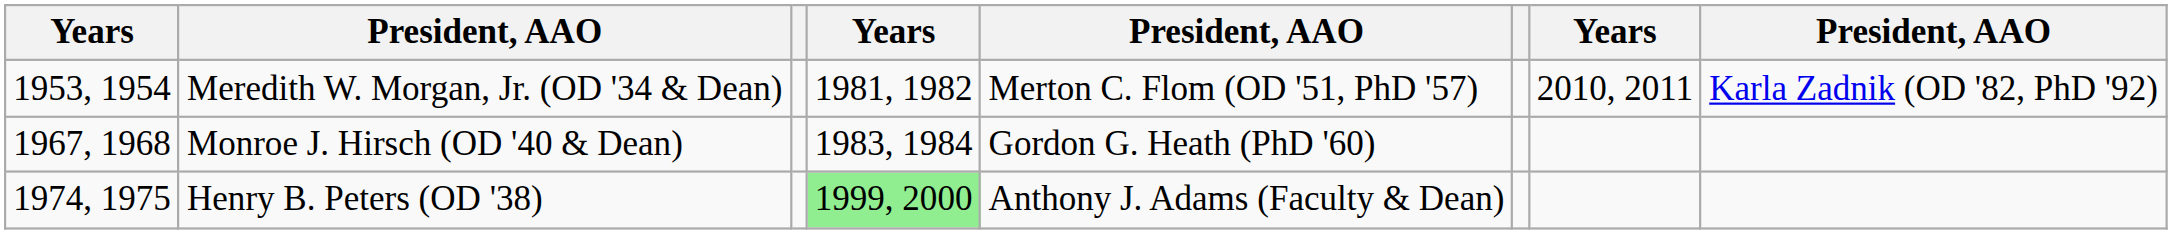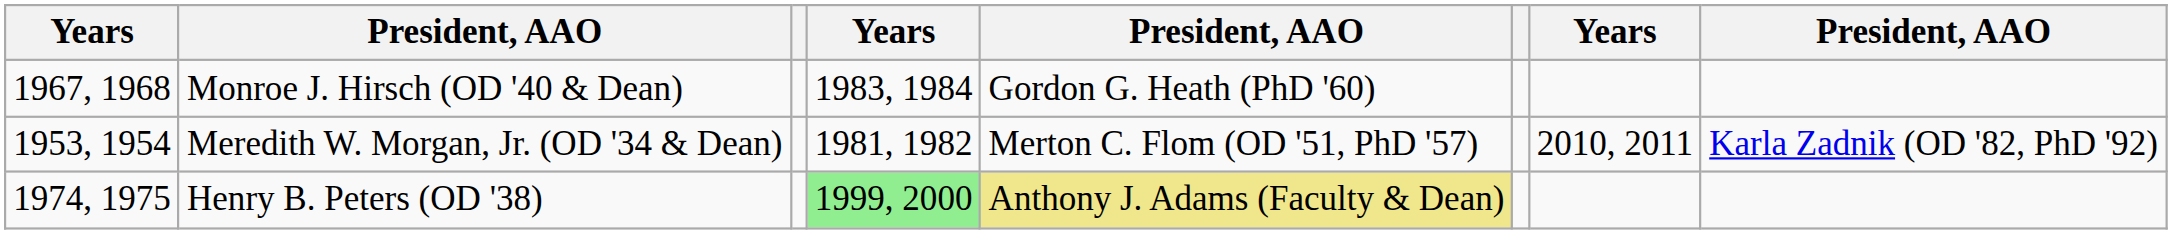rows swapped: (485, 87) <-> (435, 143)
(1246, 198) no background -> (1246, 198) khaki background
